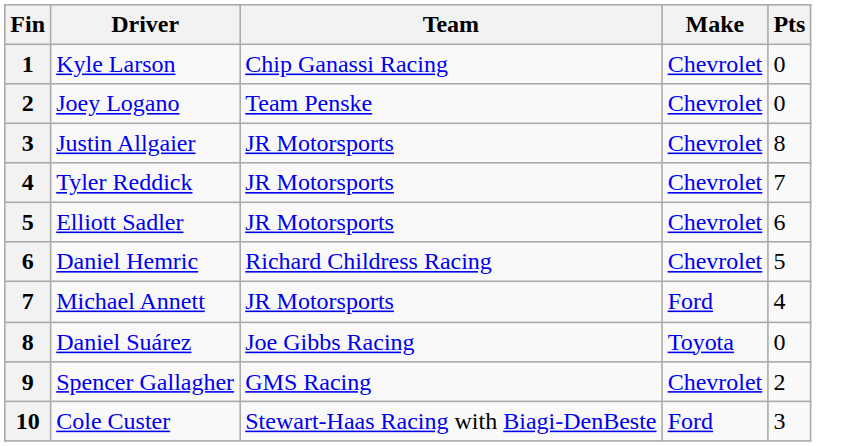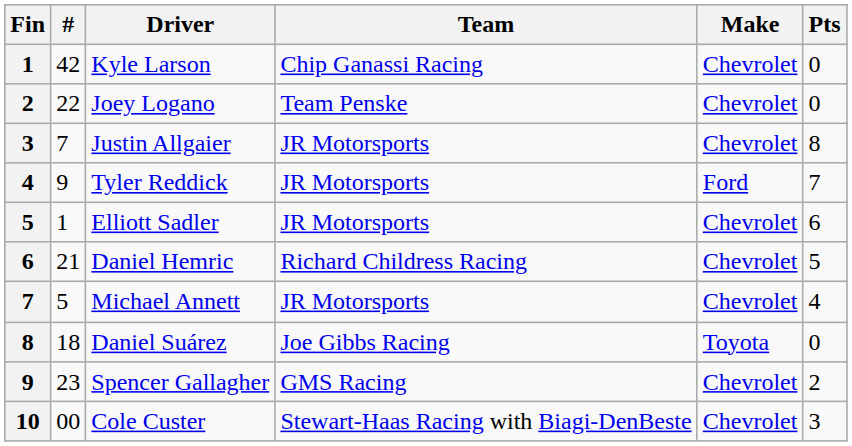+ column: (68, 24)
(715, 182) Chevrolet -> (725, 182) Ford
(690, 301) Ford -> (750, 301) Chevrolet
(690, 420) Ford -> (750, 420) Chevrolet
